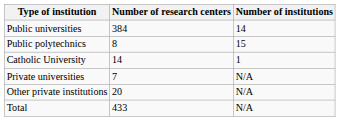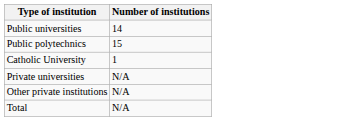- column: (172, 12)
